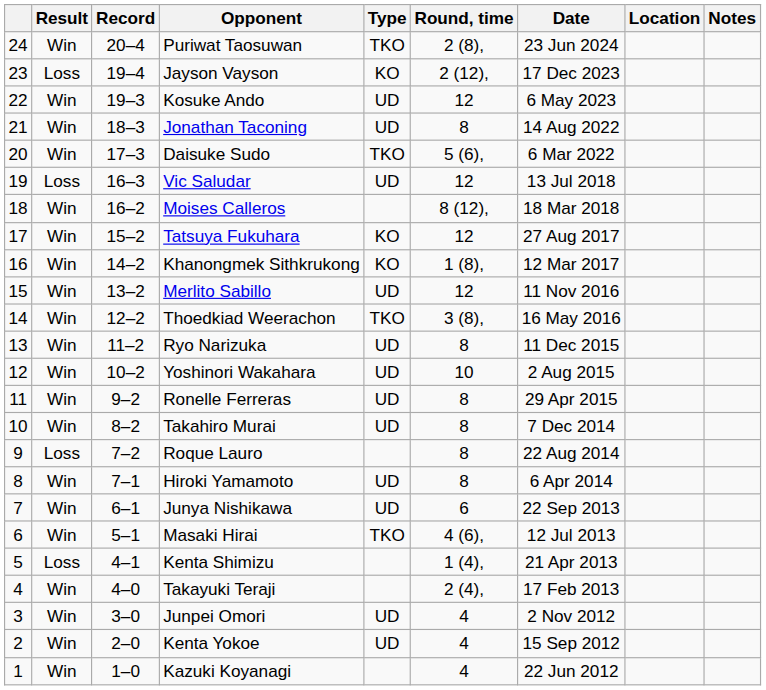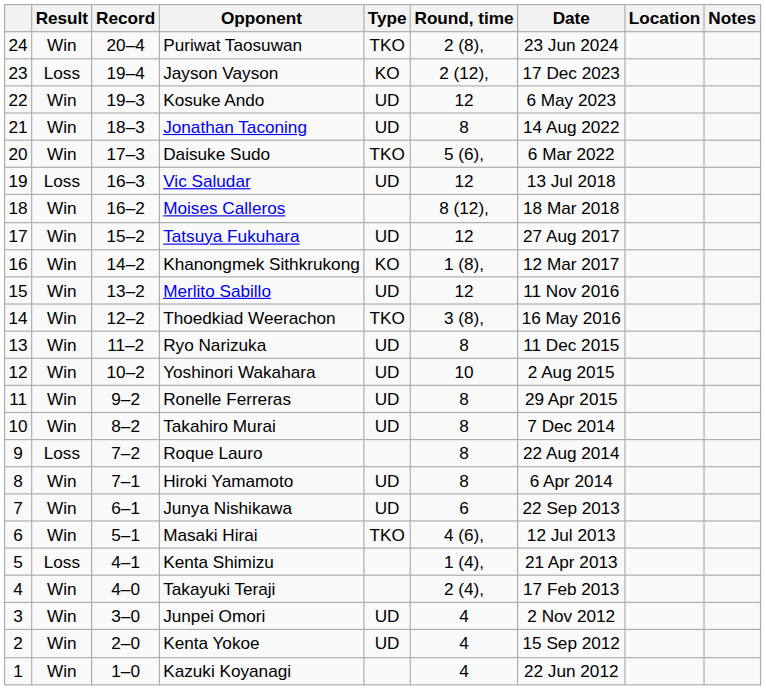(387, 236) KO -> (387, 236) UD
